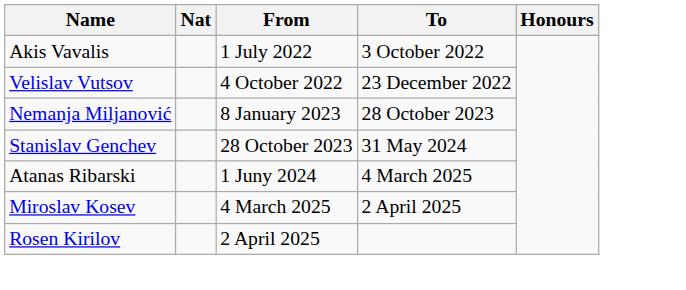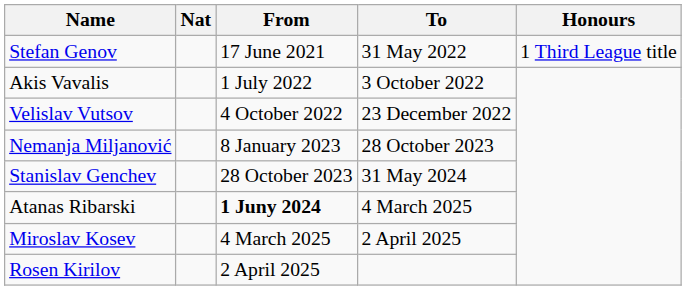+ row: (63, 51)
(268, 176) normal -> (271, 207) bold
